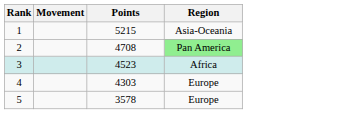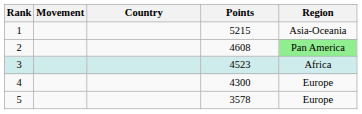+ column: (144, 13)
(126, 48) 4708 -> (240, 48) 4608
(126, 82) 4303 -> (240, 82) 4300
